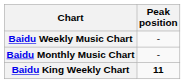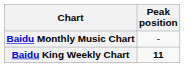- row: (71, 39)
